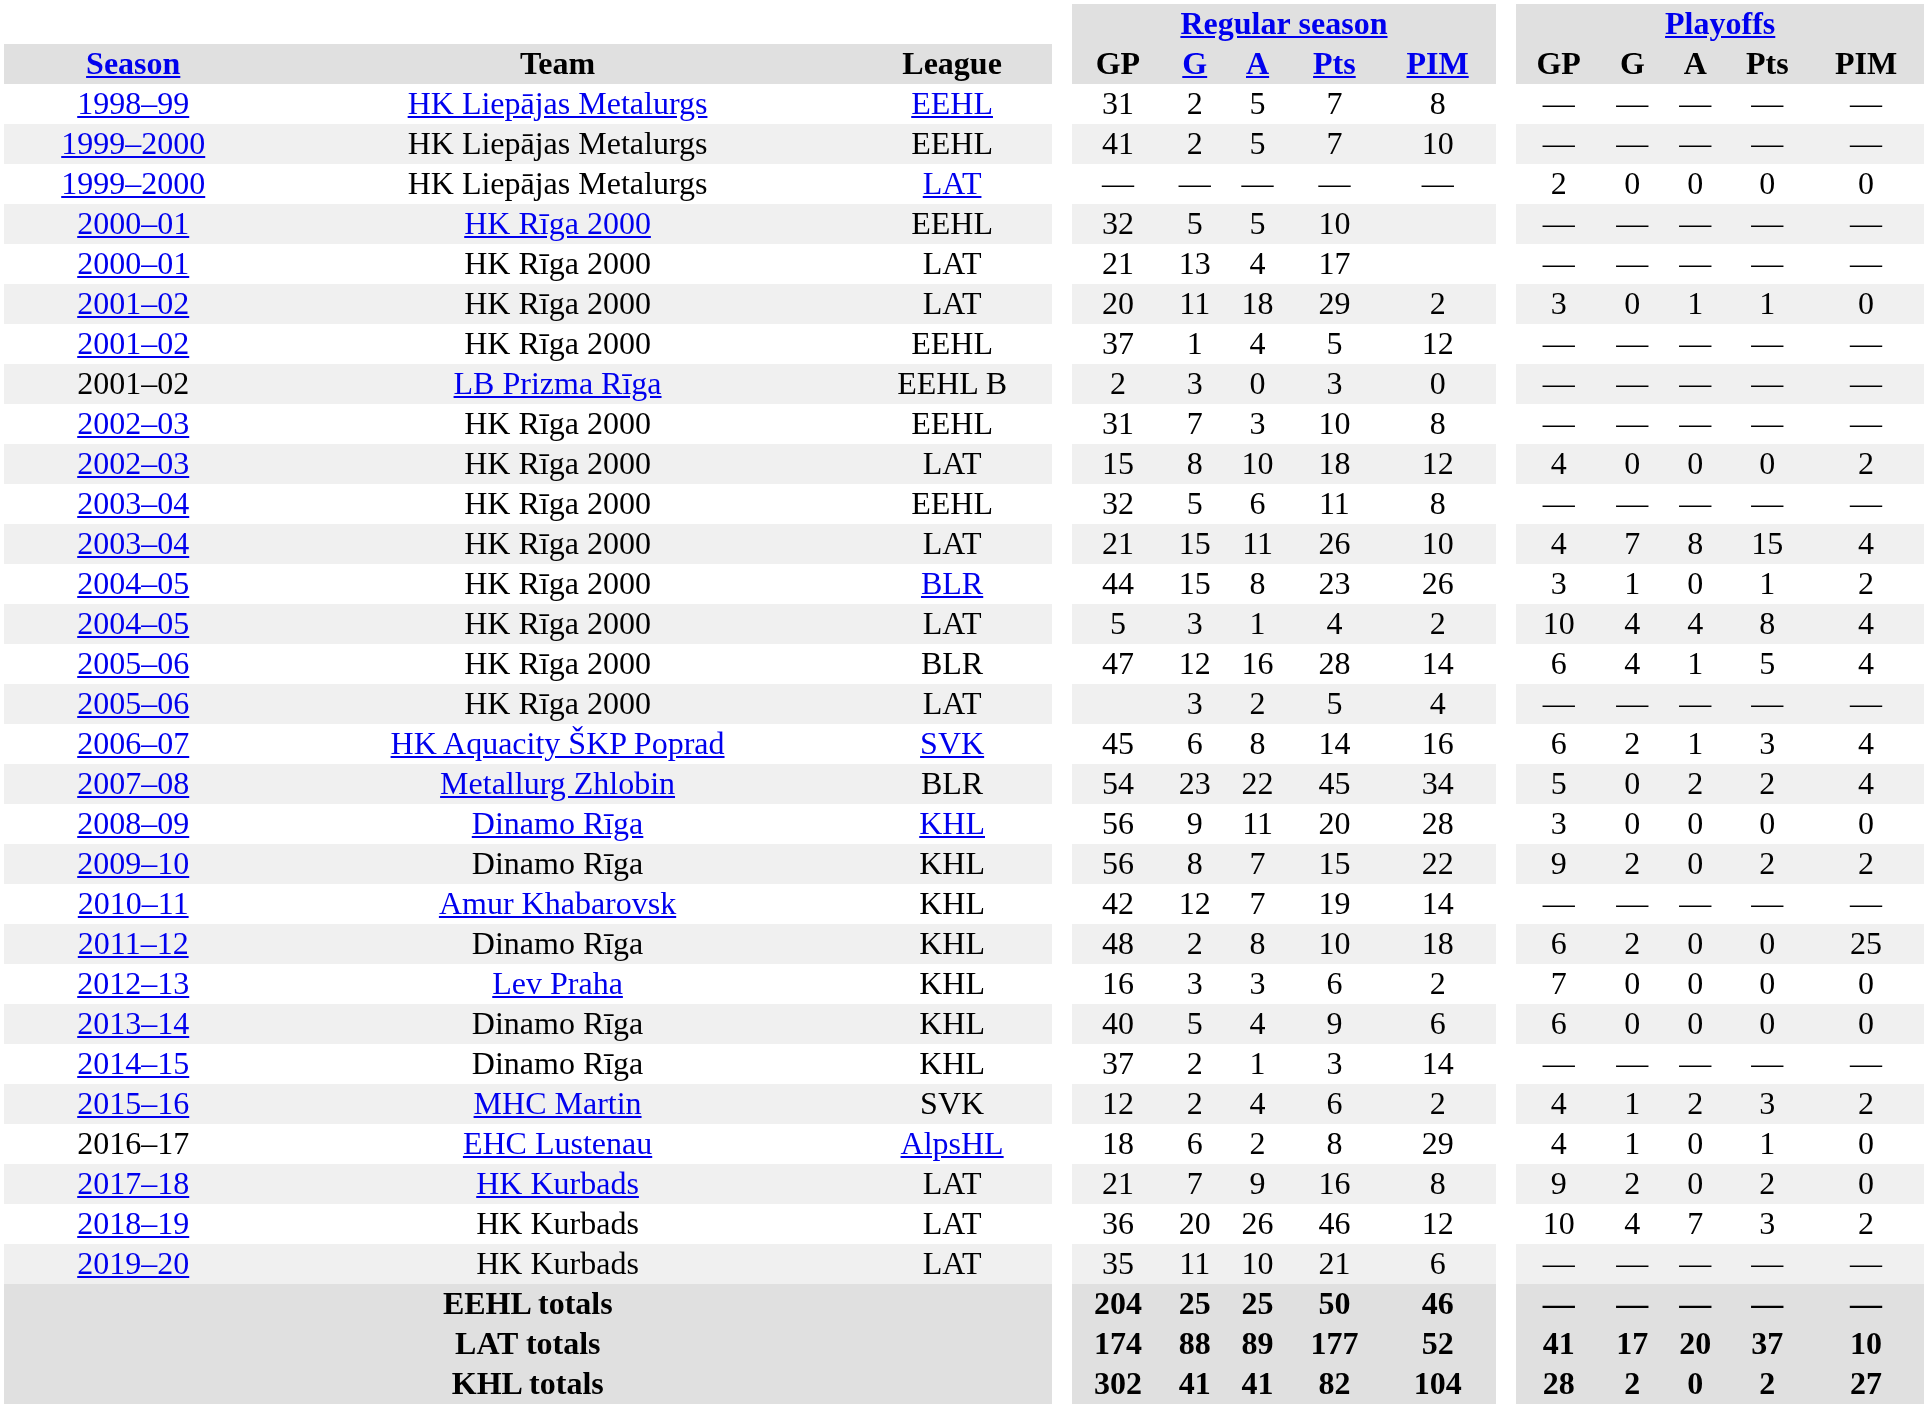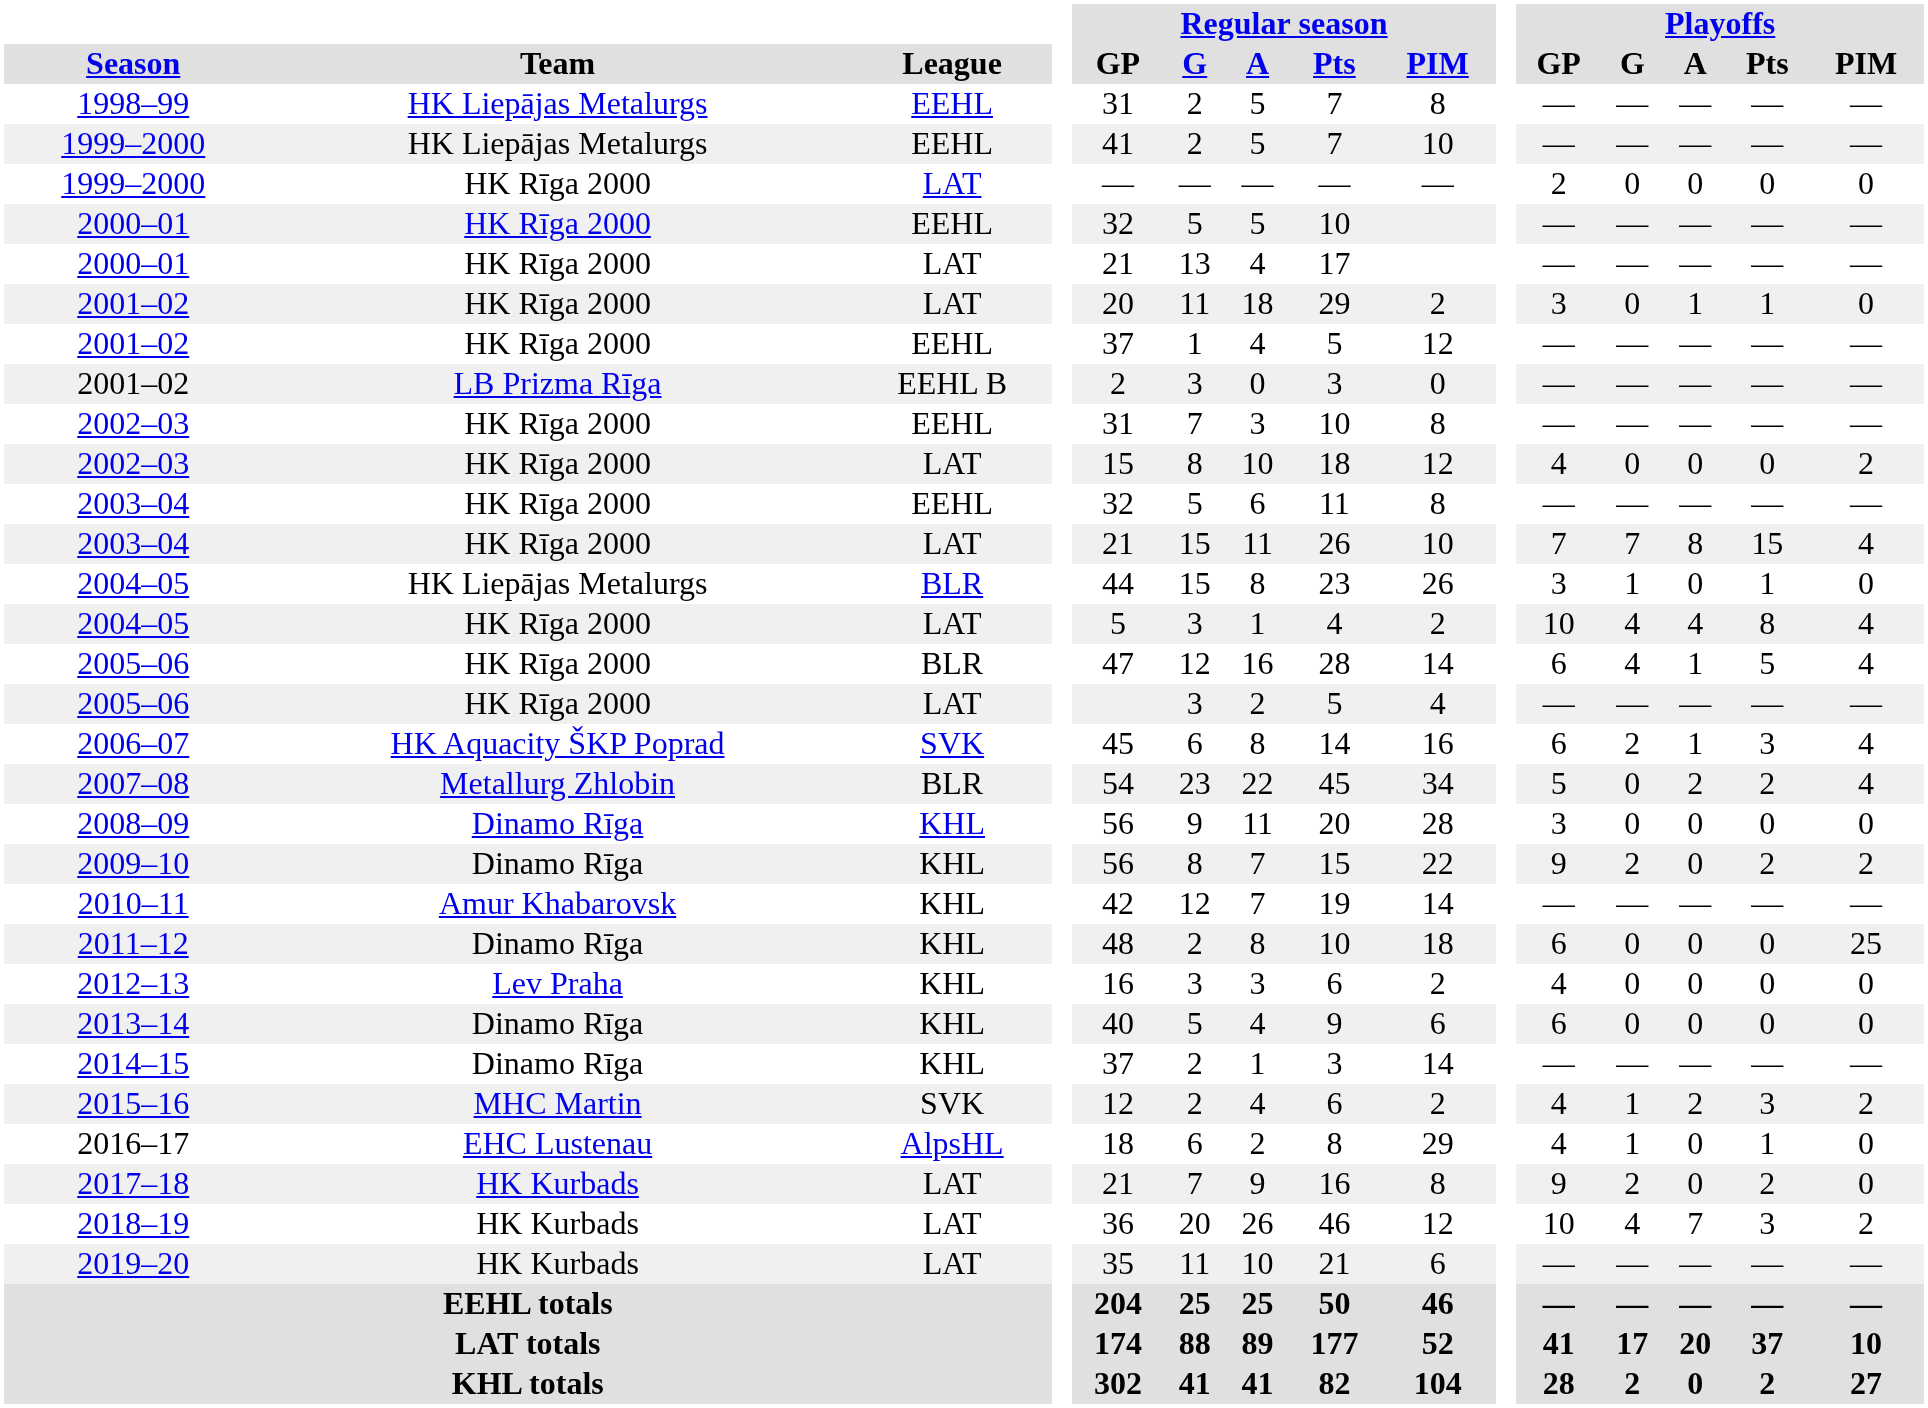(558, 183) HK Liepājas Metalurgs -> (558, 183) HK Rīga 2000
(1559, 543) 4 -> (1559, 543) 7
(558, 583) HK Rīga 2000 -> (558, 583) HK Liepājas Metalurgs
(1866, 583) 2 -> (1866, 583) 0
(1632, 943) 2 -> (1632, 943) 0
(1559, 983) 7 -> (1559, 983) 4
